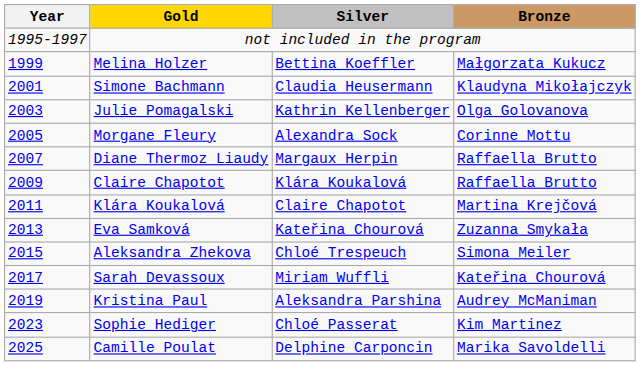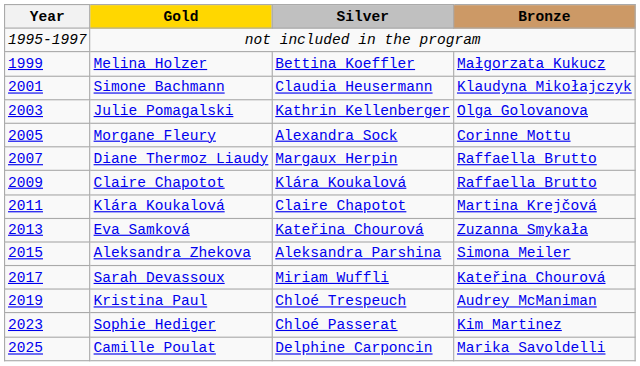(341, 254) Chloé Trespeuch -> (358, 254) Aleksandra Parshina
(358, 301) Aleksandra Parshina -> (341, 301) Chloé Trespeuch
